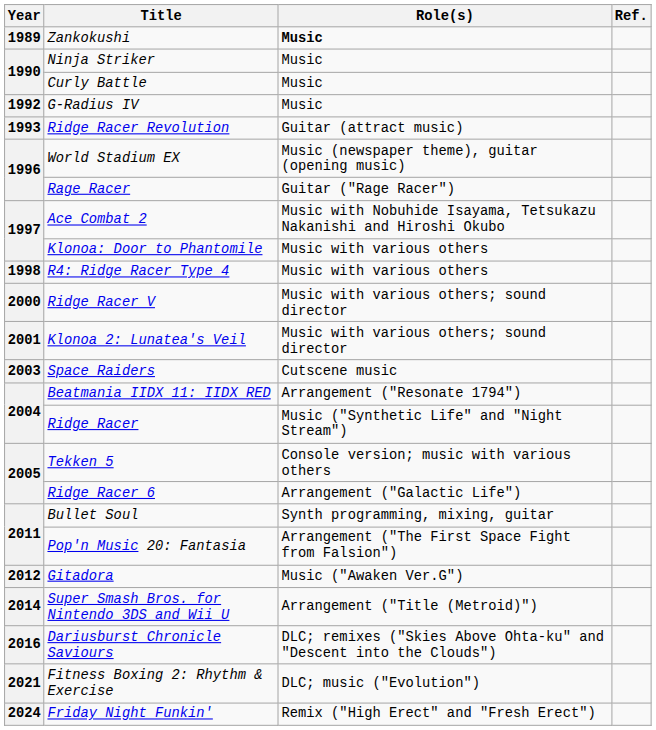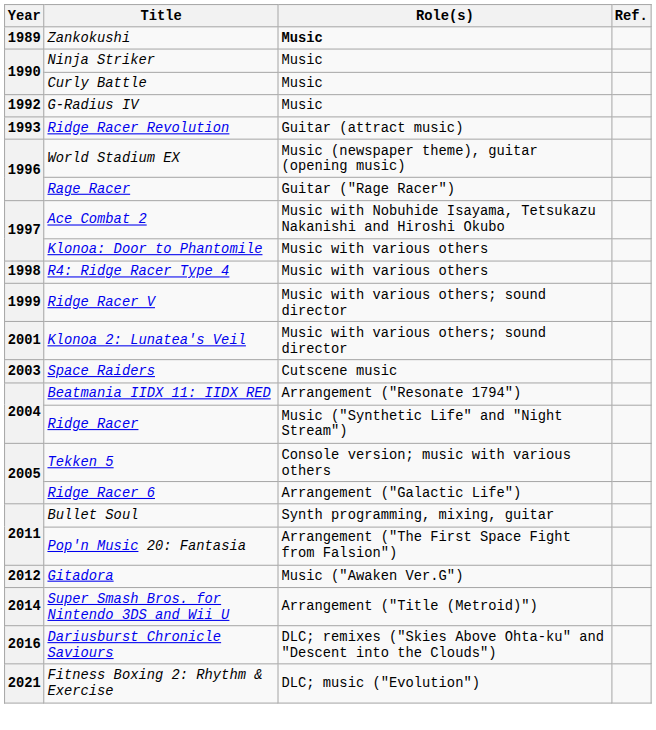(24, 303) 2000 -> (24, 303) 1999
- row: (130, 714)
